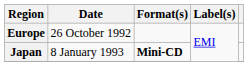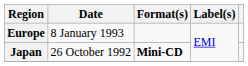(91, 33) 26 October 1992 -> (87, 33) 8 January 1993
(87, 52) 8 January 1993 -> (91, 52) 26 October 1992
